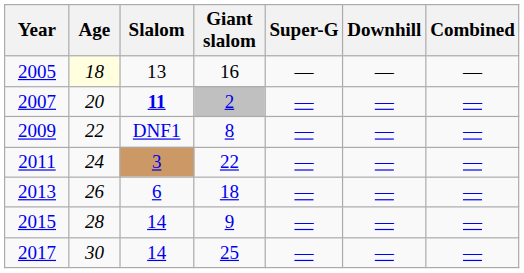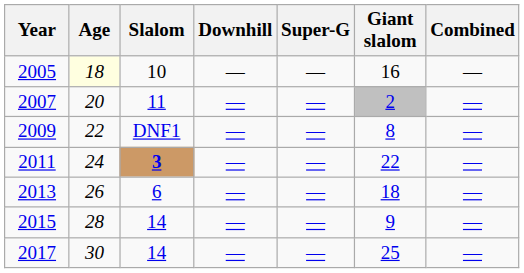columns swapped: (229, 30) <-> (384, 30)
(157, 71) 13 -> (157, 71) 10
(157, 101) bold -> (157, 101) normal
(157, 161) normal -> (157, 161) bold
